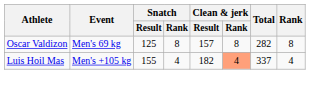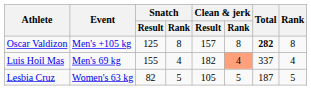(96, 44) Men's 69 kg -> (102, 44) Men's +105 kg
(264, 44) normal -> (266, 44) bold
(102, 61) Men's +105 kg -> (96, 61) Men's 69 kg
+ row: (31, 77)
